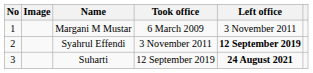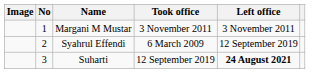columns swapped: (13, 12) <-> (37, 12)
(175, 28) 6 March 2009 -> (175, 28) 3 November 2011
(175, 44) 3 November 2011 -> (175, 44) 6 March 2009
(260, 44) bold -> (259, 44) normal
